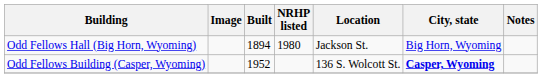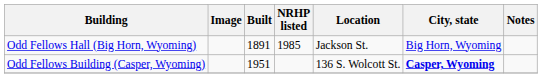(259, 45) 1894 -> (259, 45) 1891
(289, 45) 1980 -> (289, 45) 1985
(259, 63) 1952 -> (259, 63) 1951
